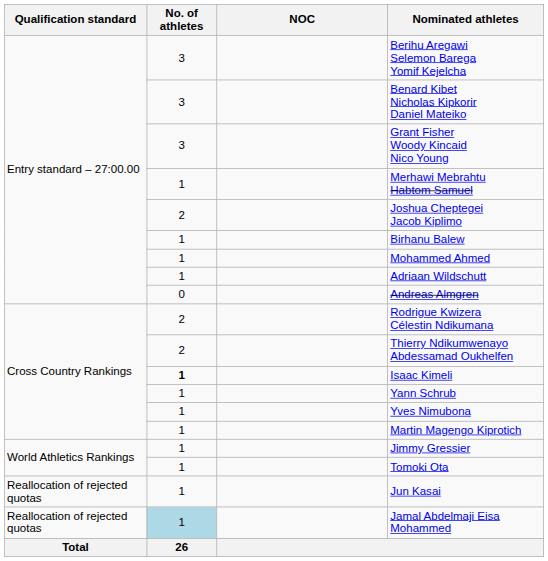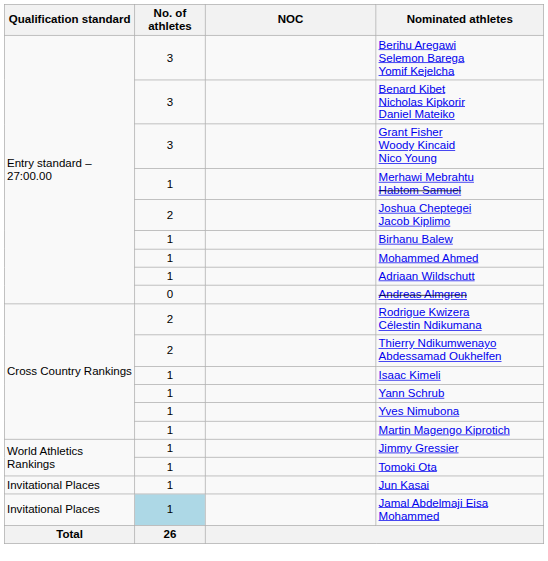(182, 375) bold -> (170, 375) normal
(67, 491) Reallocation of rejected quotas -> (53, 485) Invitational Places
(67, 522) Reallocation of rejected quotas -> (53, 509) Invitational Places
